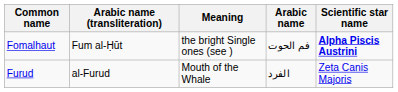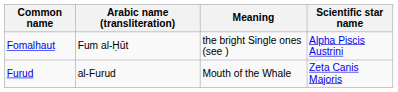- column: (291, 18)
(349, 46) bold -> (337, 46) normal
